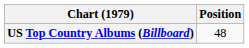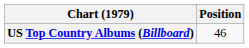(220, 33) 48 -> (220, 33) 46
